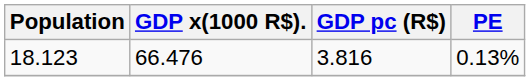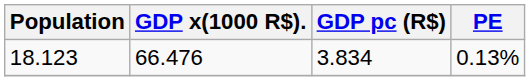(344, 57) 3.816 -> (344, 57) 3.834
